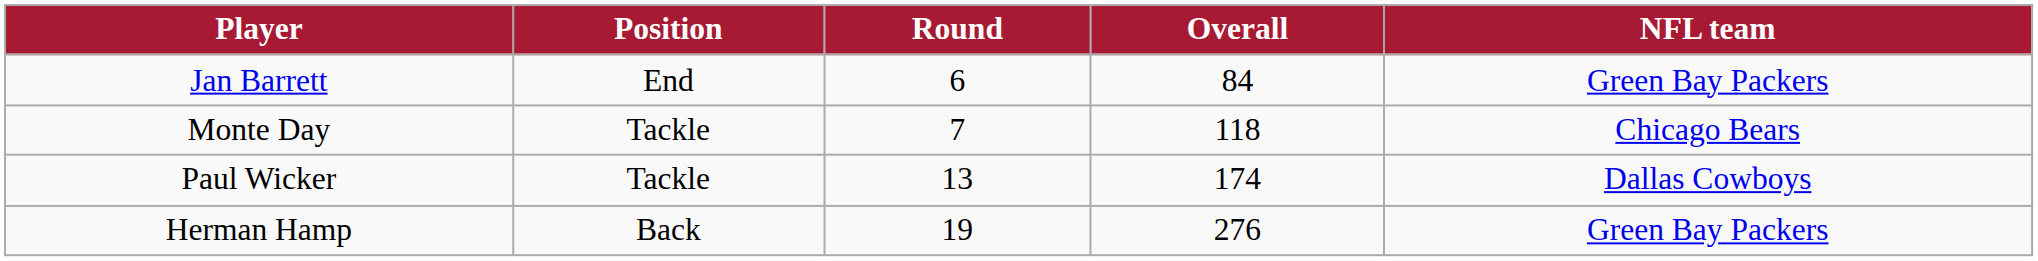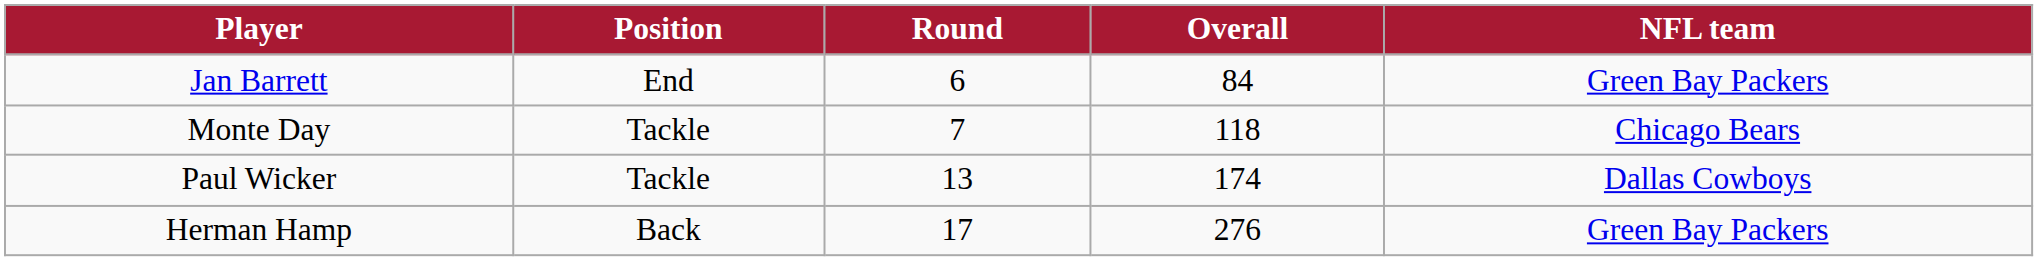(957, 229) 19 -> (957, 229) 17
